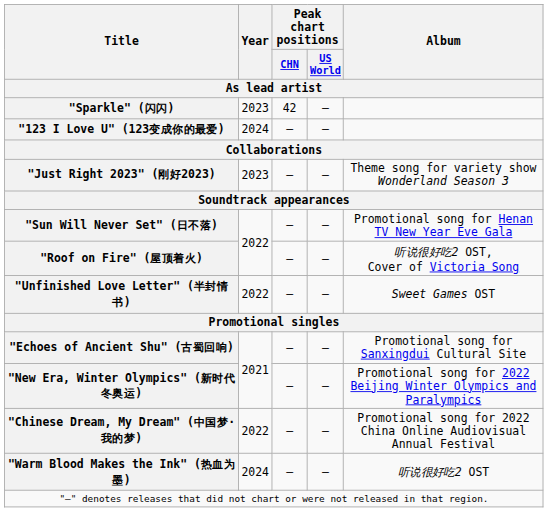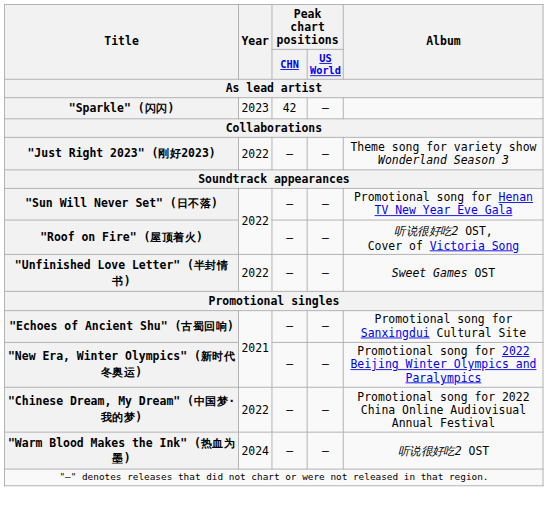- row: (122, 129)
(255, 175) 2023 -> (255, 154) 2022
